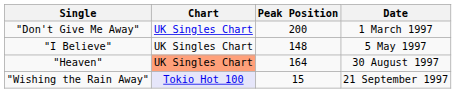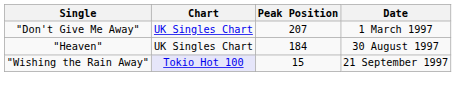(298, 30) 200 -> (298, 30) 207
- row: (78, 46)
(203, 63) lightsalmon background -> (203, 46) no background
(298, 63) 164 -> (298, 46) 184
